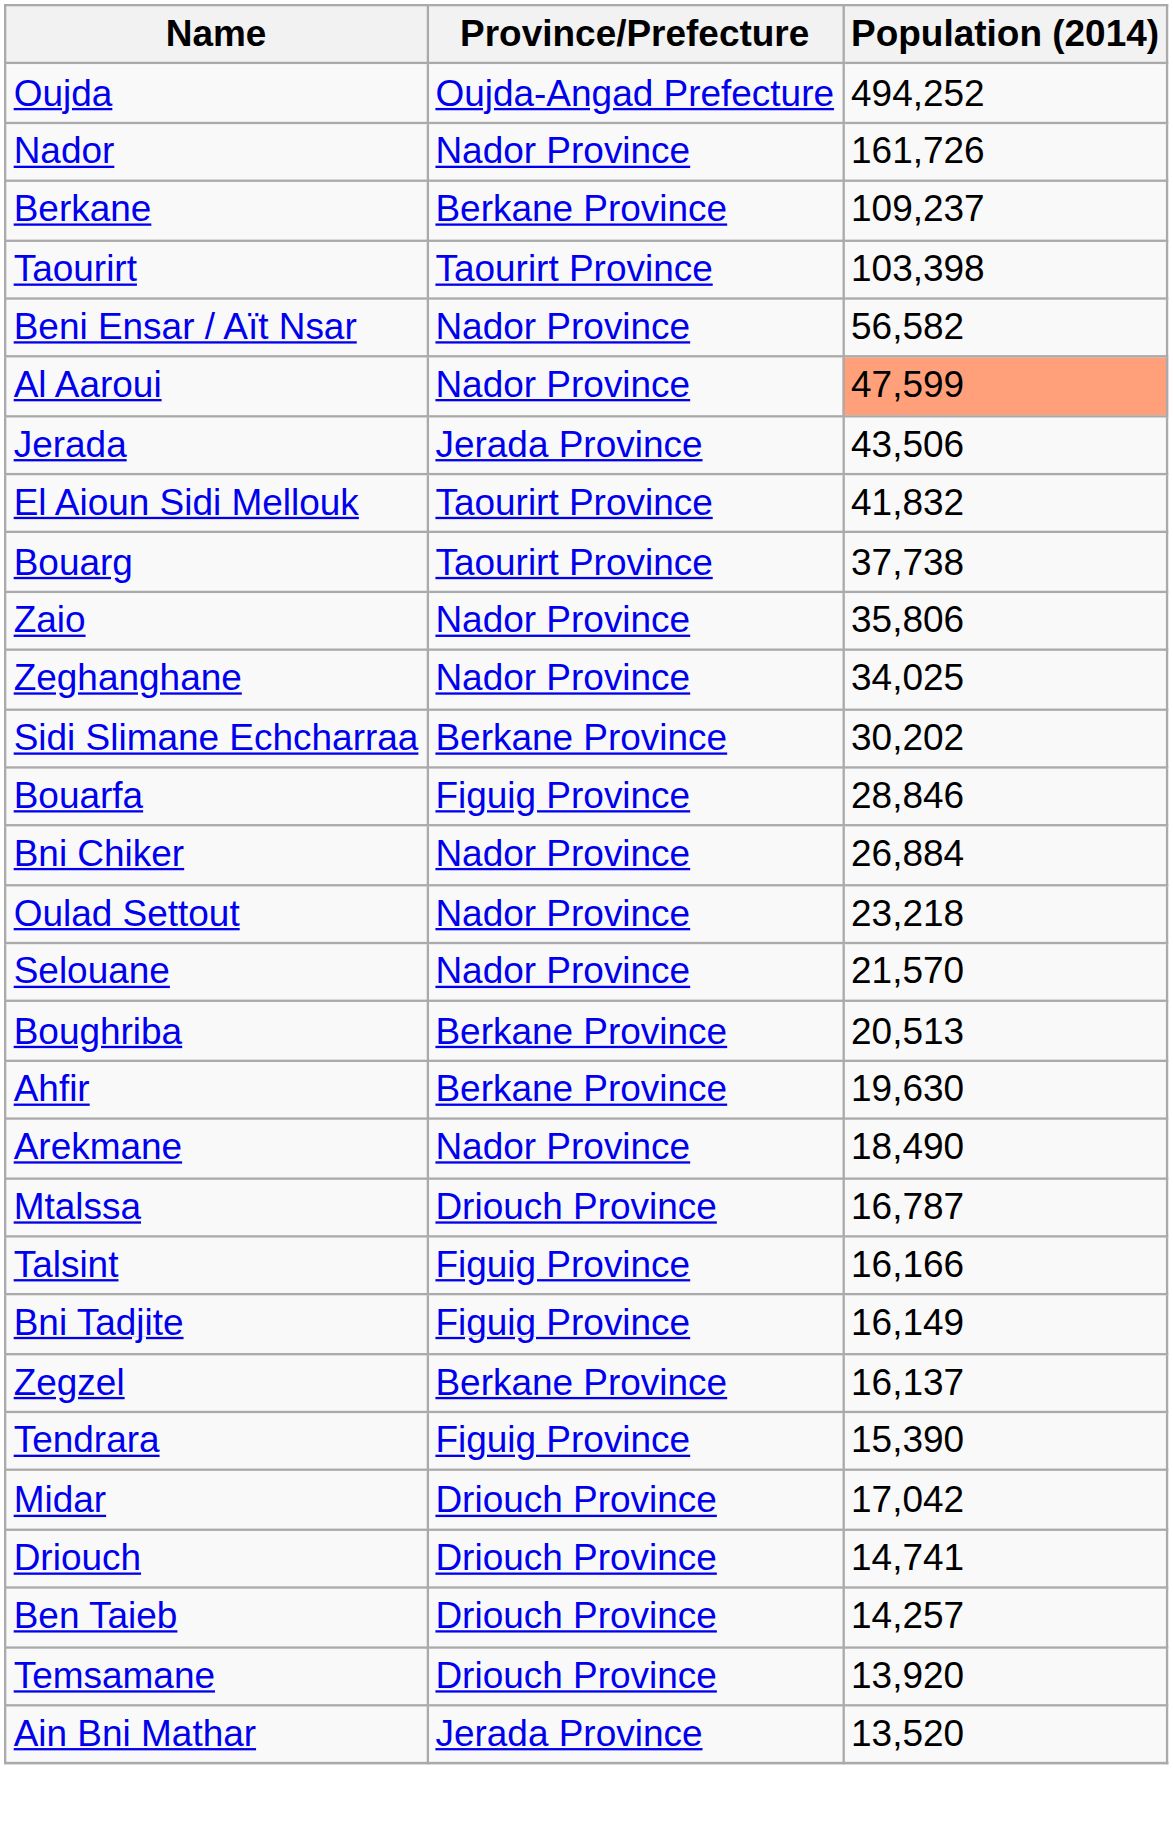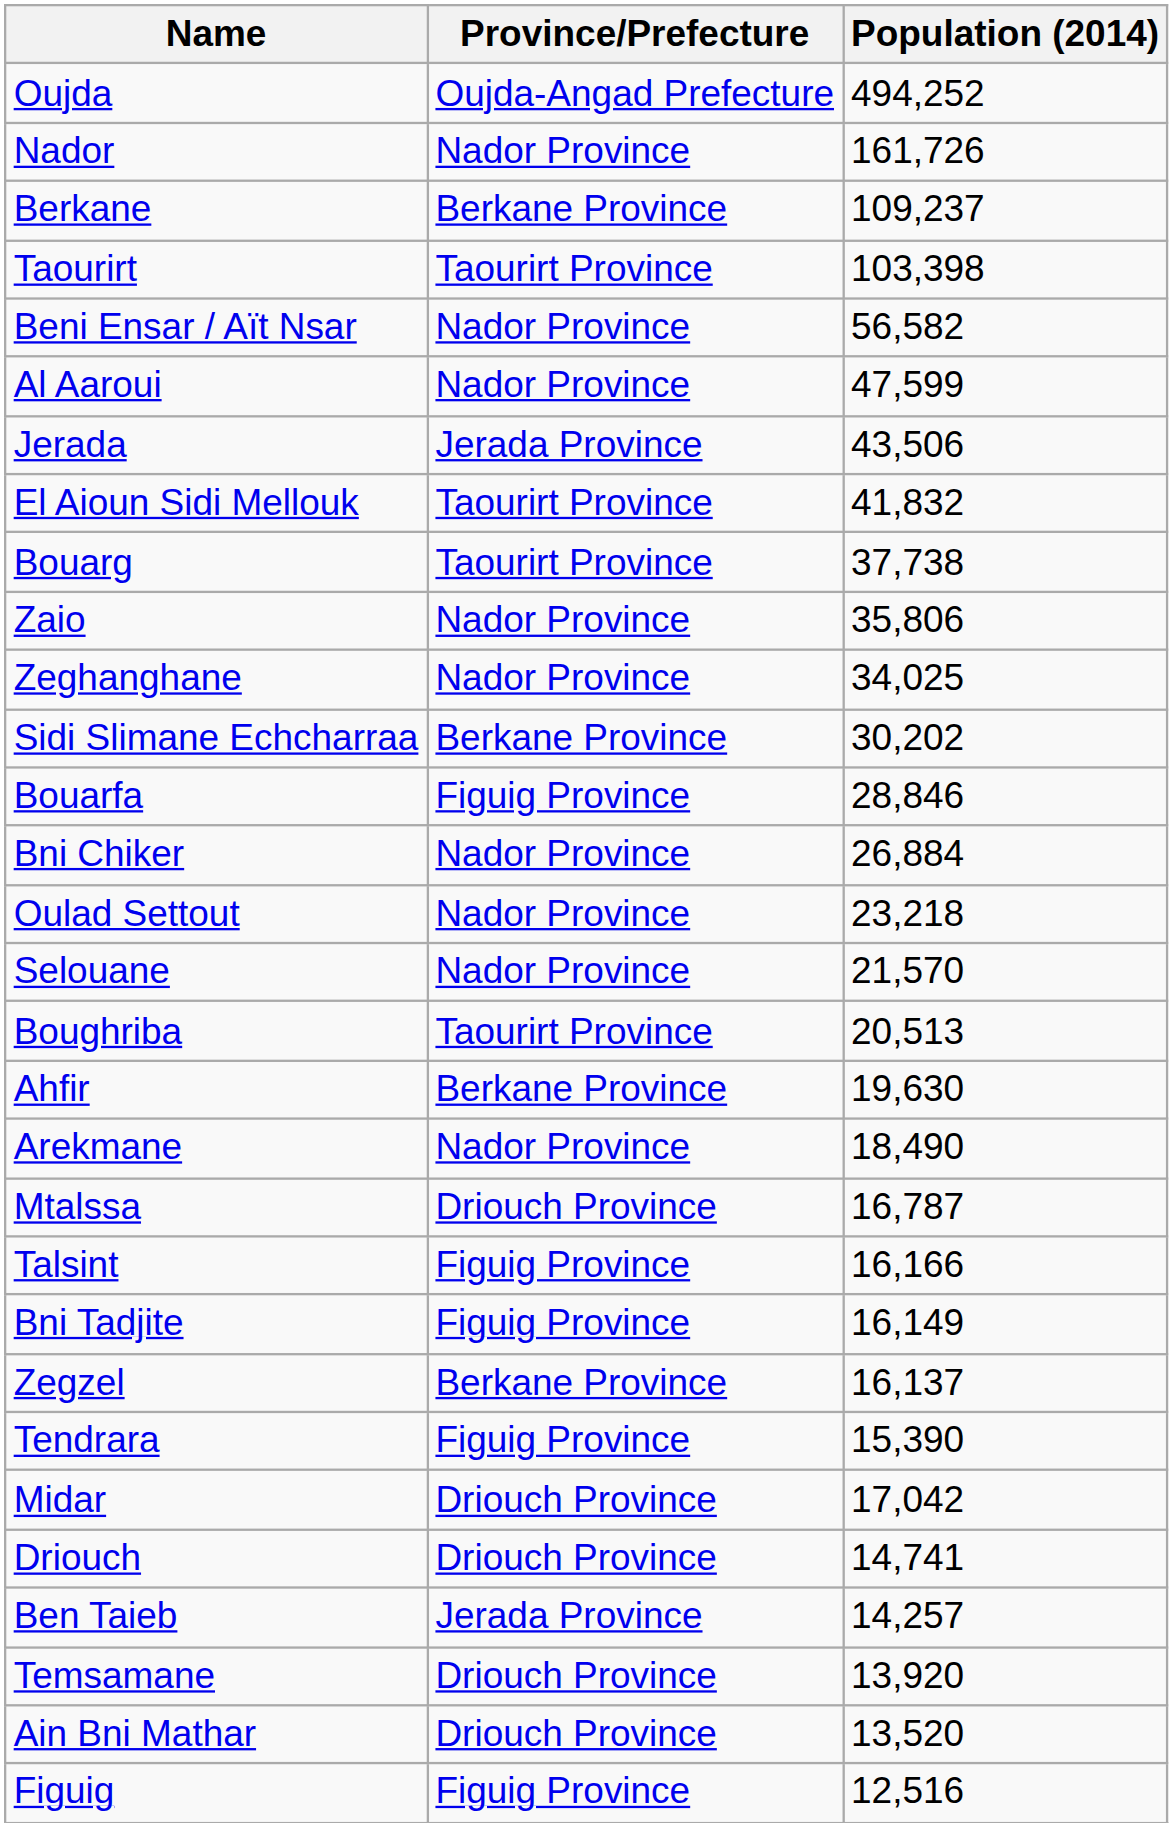(908, 385) lightsalmon background -> (908, 385) no background
(581, 1030) Berkane Province -> (574, 1030) Taourirt Province
(576, 1616) Driouch Province -> (569, 1616) Jerada Province
(569, 1733) Jerada Province -> (576, 1733) Driouch Province
+ row: (64, 1792)
